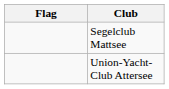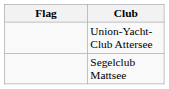rows swapped: (113, 37) <-> (121, 68)
